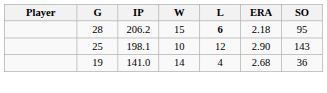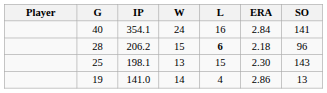+ row: (138, 29)
(302, 29) 95 -> (302, 46) 96
(179, 46) 10 -> (179, 63) 13
(220, 46) 12 -> (220, 63) 15
(261, 46) 2.90 -> (261, 63) 2.30
(261, 63) 2.68 -> (261, 79) 2.86
(302, 63) 36 -> (302, 79) 13
